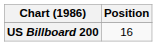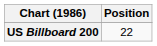(127, 31) 16 -> (127, 31) 22
